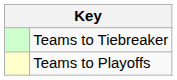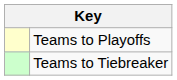rows swapped: (92, 63) <-> (101, 39)
